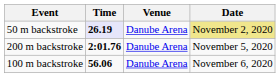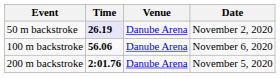(233, 30) khaki background -> (233, 30) no background
rows swapped: (45, 64) <-> (45, 47)
